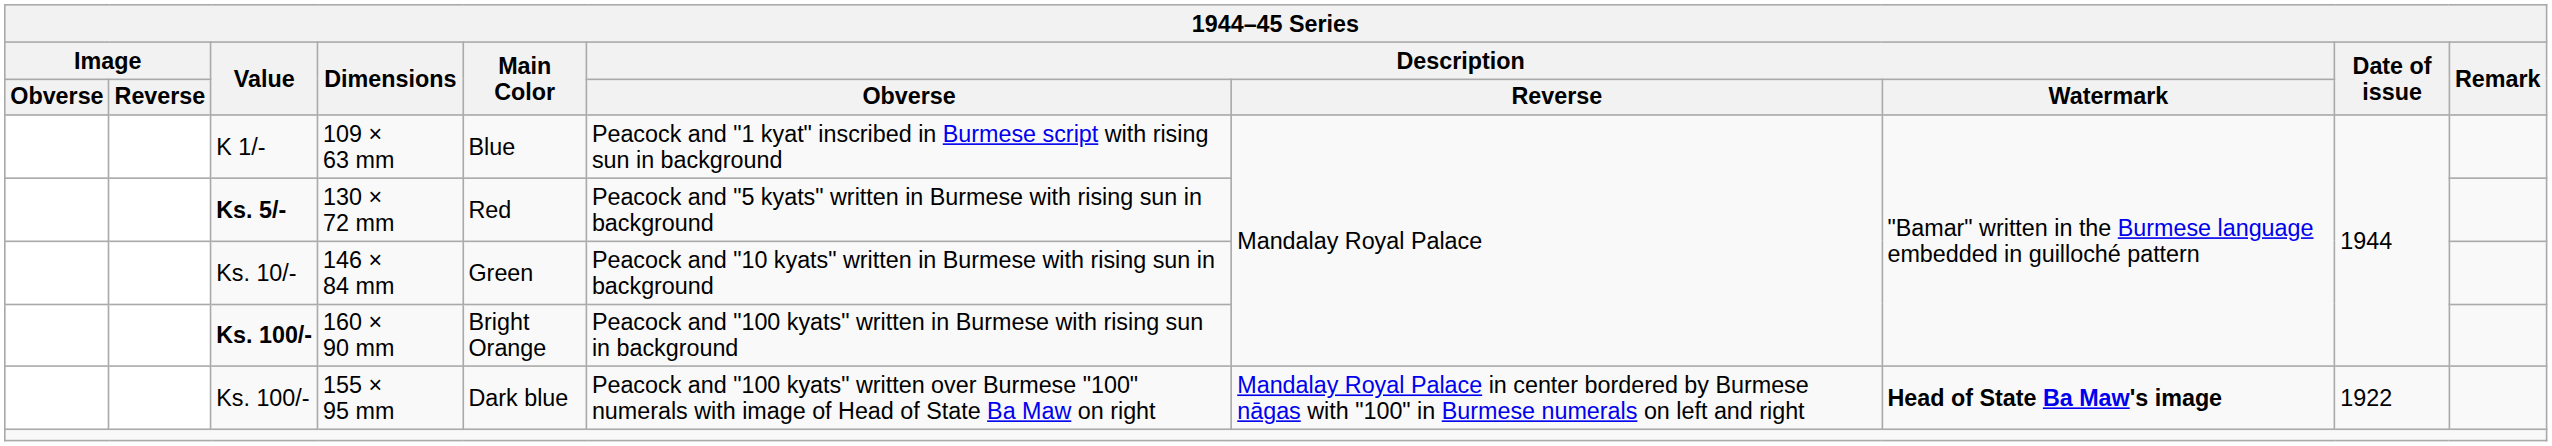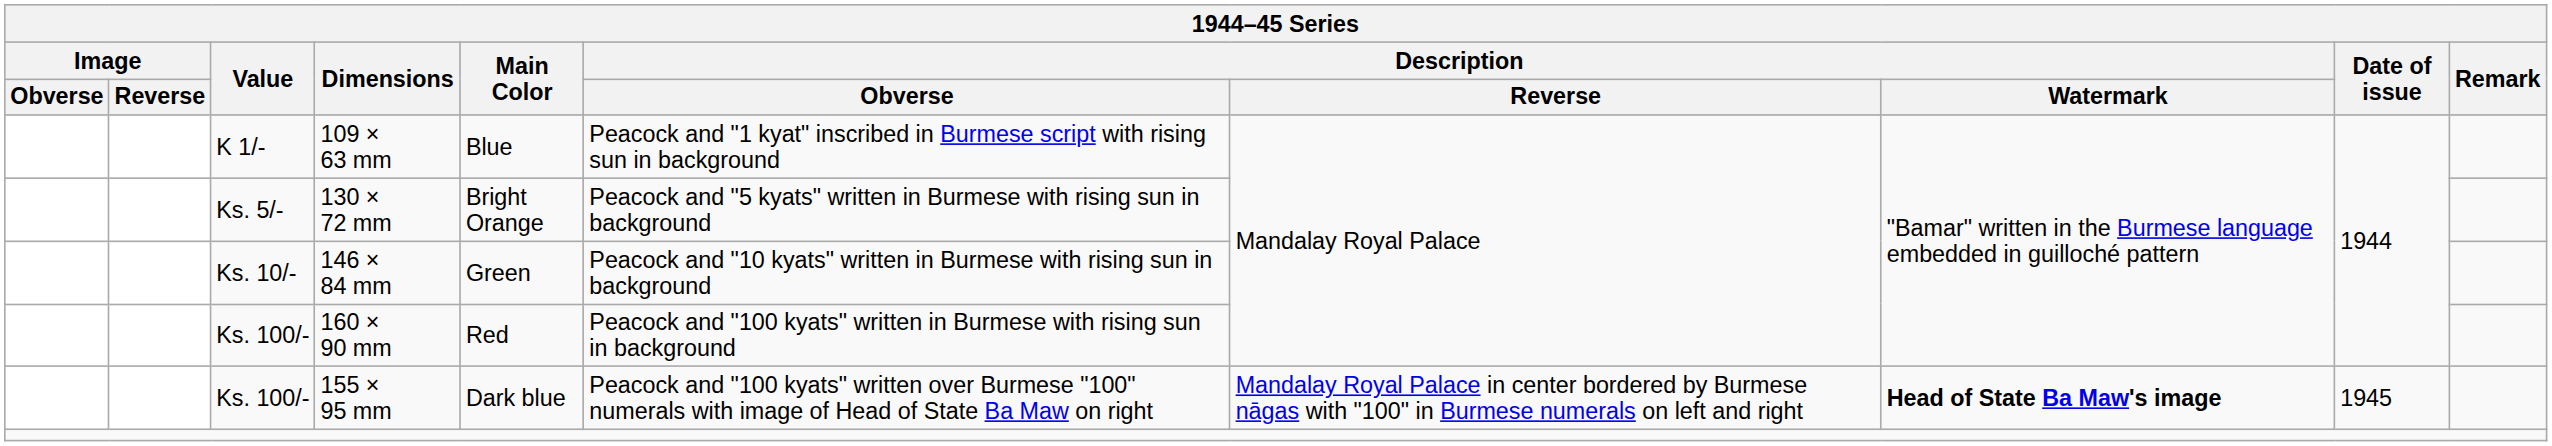(251, 210) bold -> (250, 210) normal
(490, 210) Red -> (505, 210) Bright Orange
(264, 335) bold -> (263, 335) normal
(507, 335) Bright Orange -> (487, 335) Red
(2366, 398) 1922 -> (2366, 398) 1945
